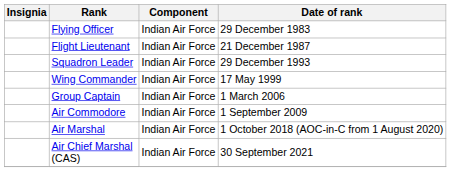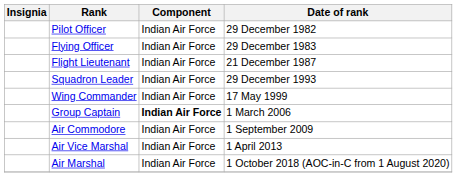+ row: (79, 29)
(178, 96) normal -> (181, 113) bold
+ row: (90, 146)
- row: (92, 152)
